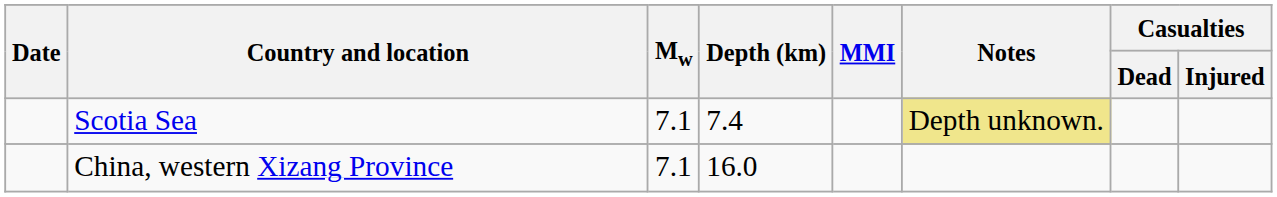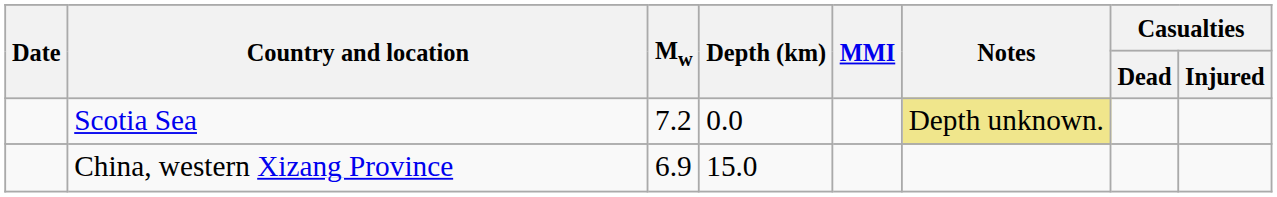(673, 120) 7.1 -> (673, 120) 7.2
(725, 120) 7.4 -> (725, 120) 0.0
(673, 167) 7.1 -> (673, 167) 6.9
(732, 167) 16.0 -> (732, 167) 15.0
